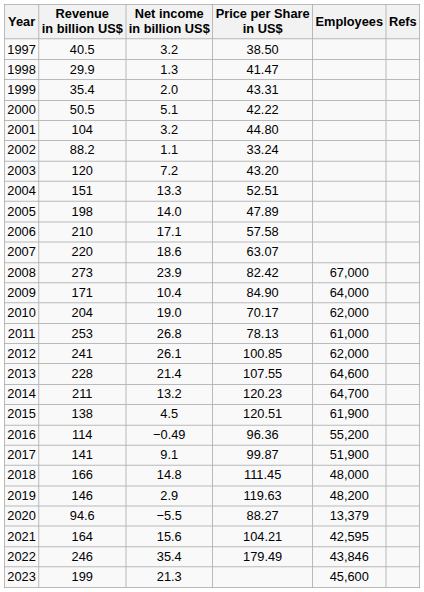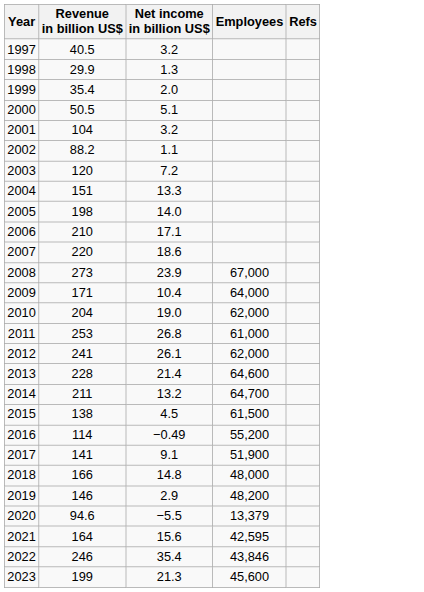- column: (263, 21)
(349, 414) 61,900 -> (249, 414) 61,500
